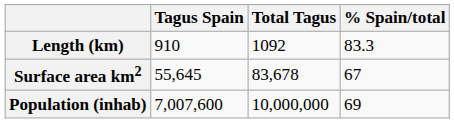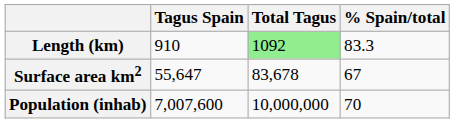(269, 45) no background -> (269, 45) lightgreen background
(178, 74) 55,645 -> (178, 74) 55,647
(353, 104) 69 -> (353, 104) 70
